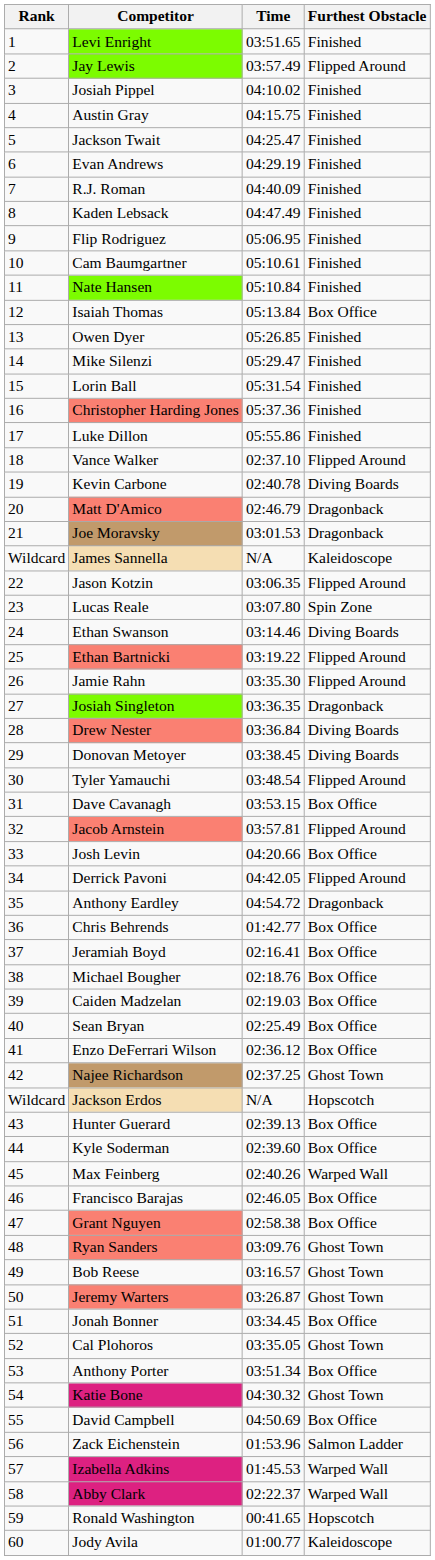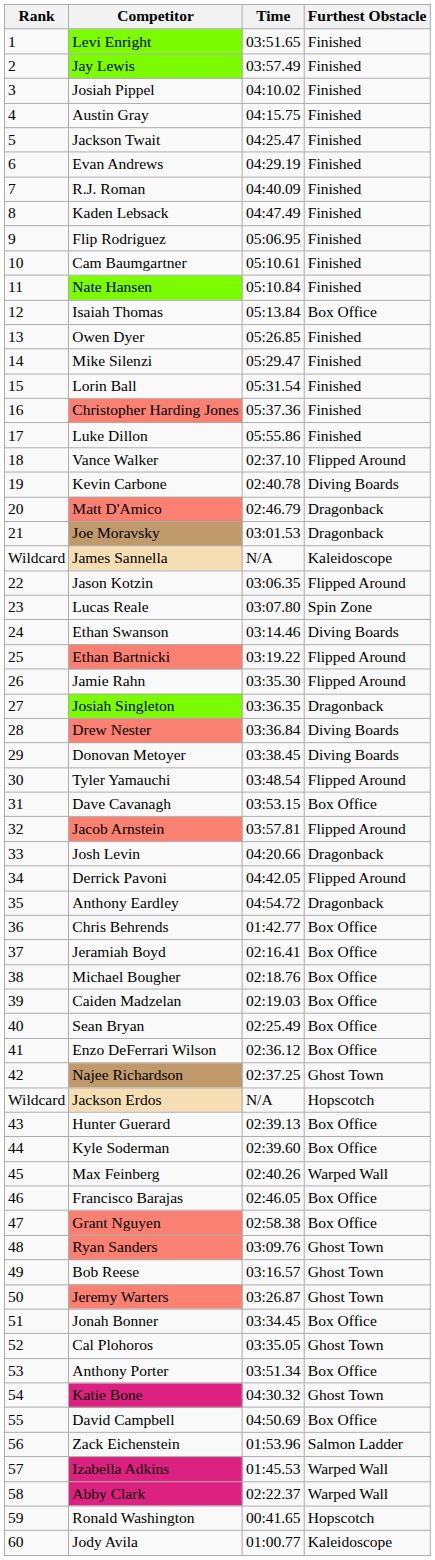(357, 66) Flipped Around -> (335, 66) Finished
(342, 853) Box Office -> (346, 853) Dragonback
